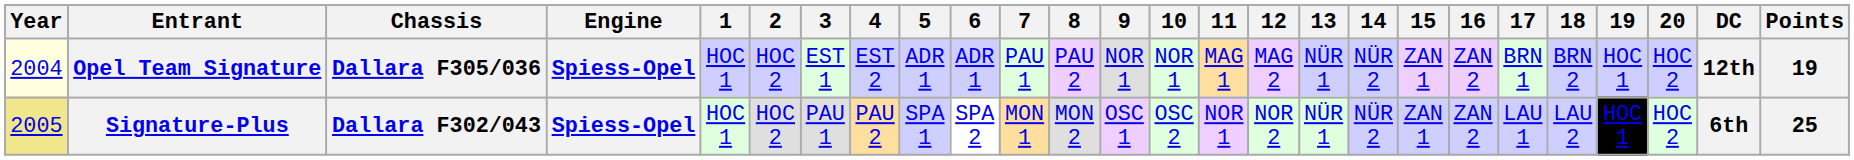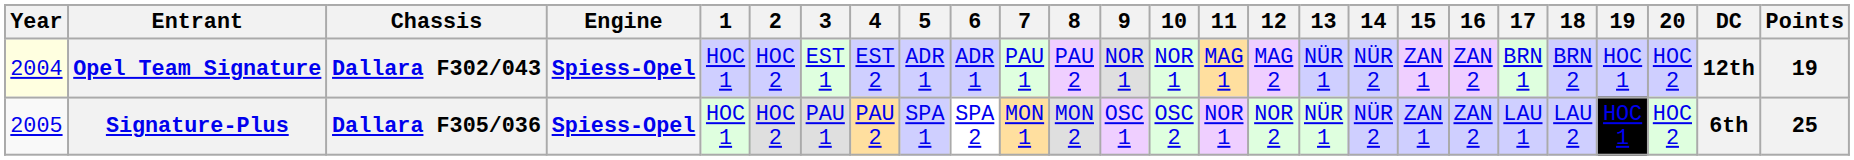(437, 68) Dallara F305/036 -> (437, 68) Dallara F302/043
(36, 126) khaki background -> (36, 126) no background
(437, 126) Dallara F302/043 -> (437, 126) Dallara F305/036
